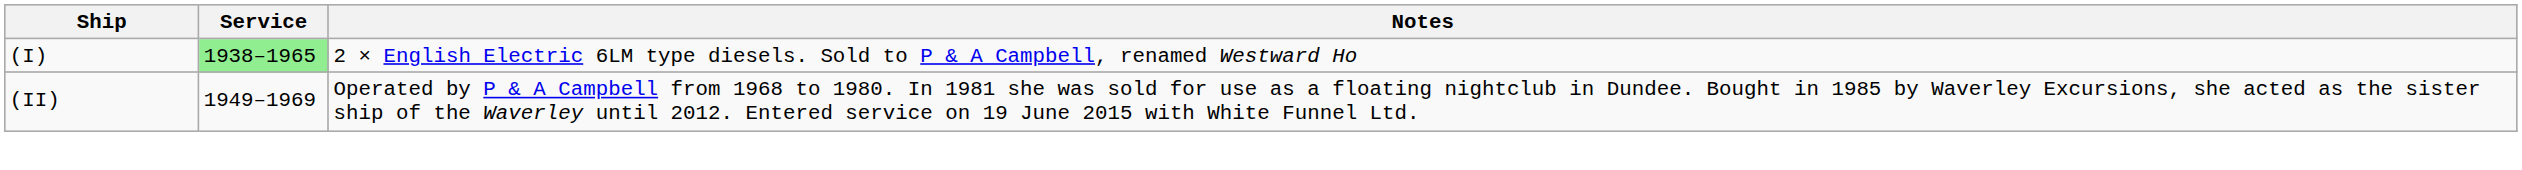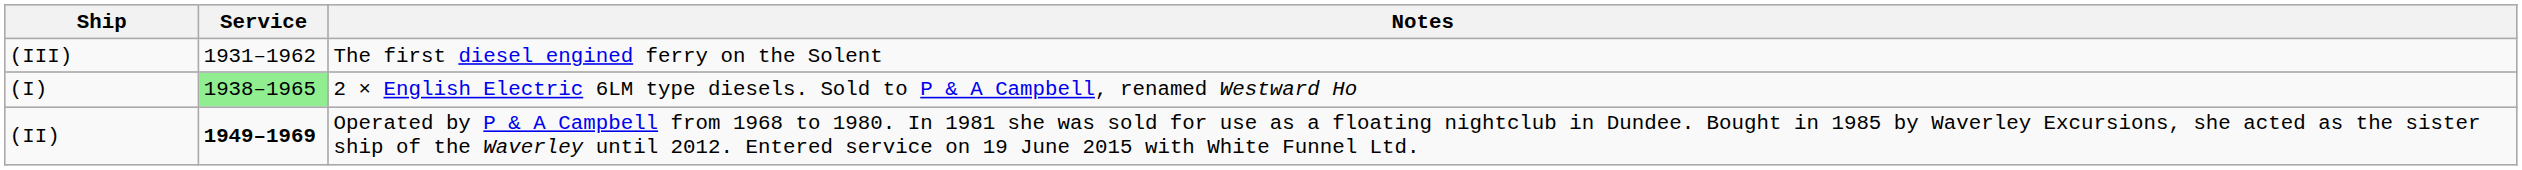+ row: (41, 56)
(260, 102) normal -> (260, 135) bold
